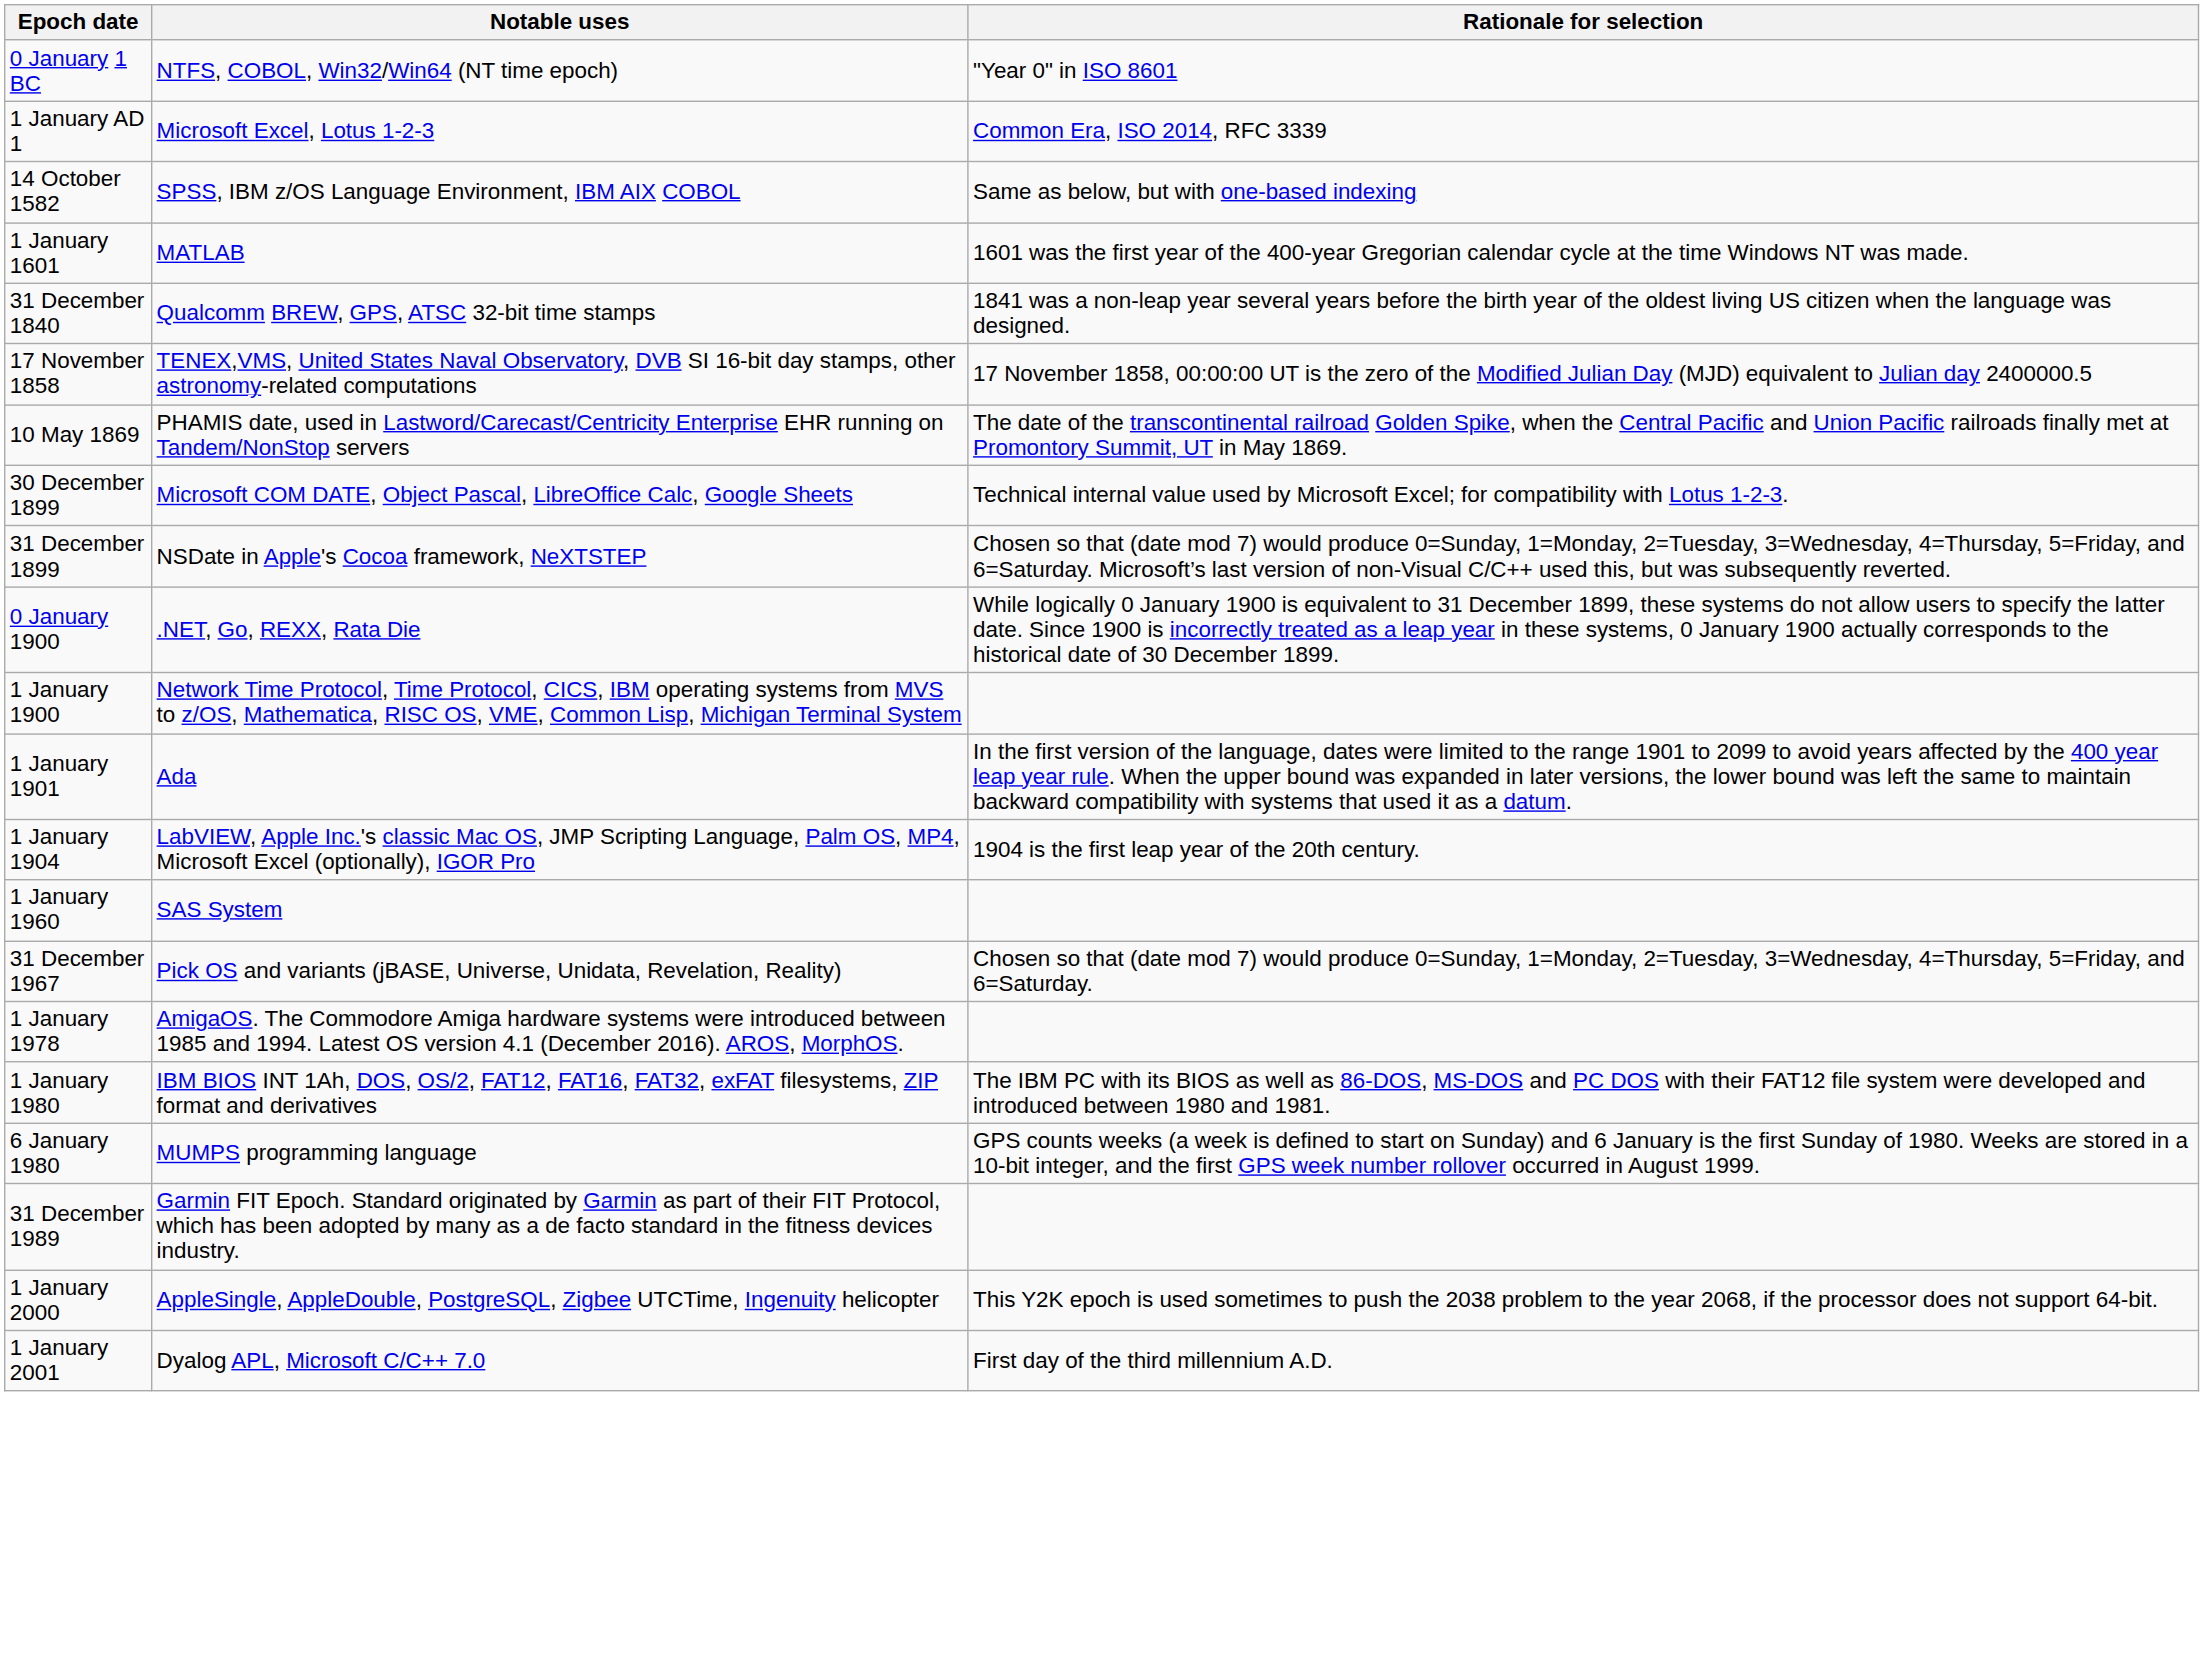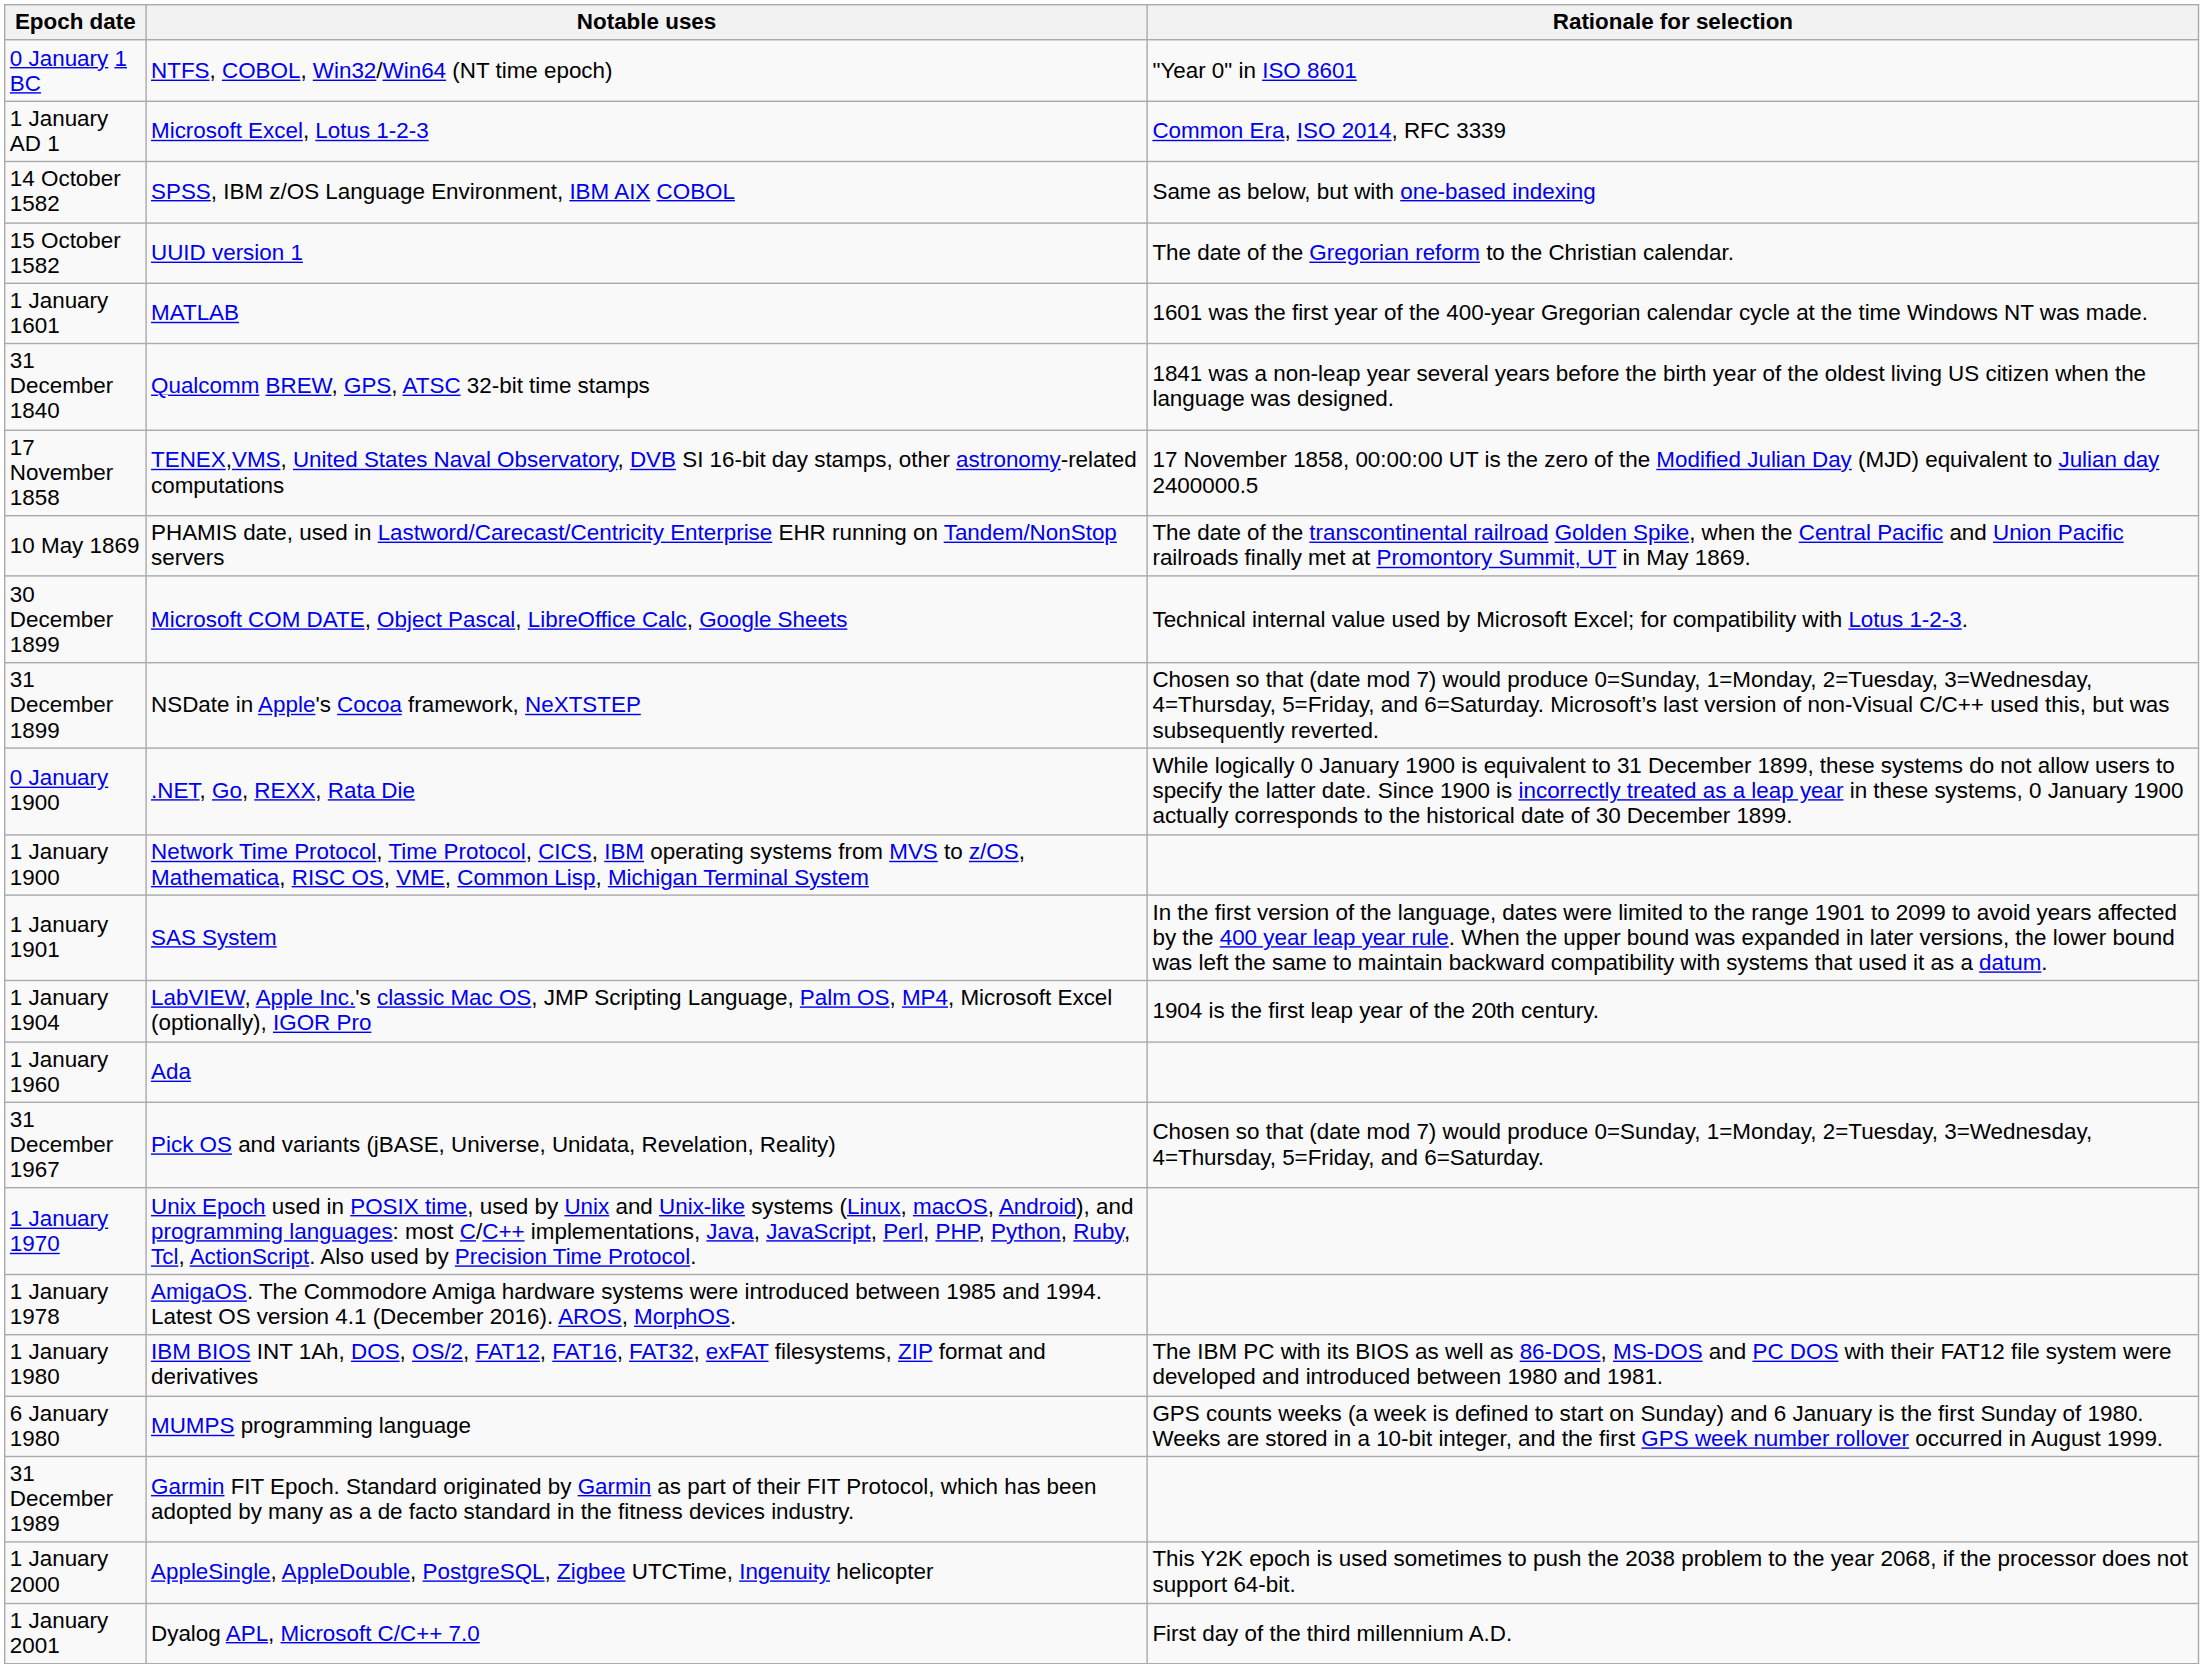+ row: (65, 252)
(177, 776) Ada -> (214, 937) SAS System
(219, 910) SAS System -> (171, 1071) Ada
+ row: (59, 1230)
